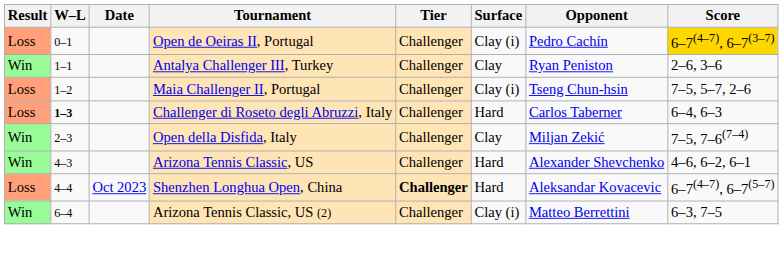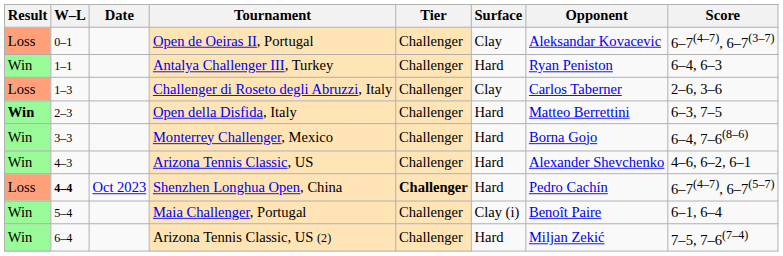(497, 41) Clay (i) -> (488, 41) Clay
(568, 41) Pedro Cachín -> (595, 41) Aleksandar Kovacevic
(723, 41) gold background -> (723, 41) no background
(488, 66) Clay -> (489, 66) Hard
(697, 66) 2–6, 3–6 -> (697, 66) 6–4, 6–3
- row: (237, 89)
(63, 112) bold -> (63, 90) normal
(489, 112) Hard -> (488, 89) Clay
(697, 112) 6–4, 6–3 -> (697, 89) 2–6, 3–6
(20, 137) normal -> (21, 112) bold
(488, 137) Clay -> (489, 112) Hard
(567, 137) Miljan Zekić -> (579, 112) Matteo Berrettini
(710, 137) 7–5, 7–6(7–4) -> (697, 112) 6–3, 7–5
+ row: (243, 137)
(63, 188) normal -> (63, 187) bold
(595, 187) Aleksandar Kovacevic -> (568, 187) Pedro Cachín
+ row: (230, 212)
(497, 212) Clay (i) -> (489, 237) Hard
(579, 212) Matteo Berrettini -> (567, 237) Miljan Zekić
(697, 212) 6–3, 7–5 -> (710, 237) 7–5, 7–6(7–4)
